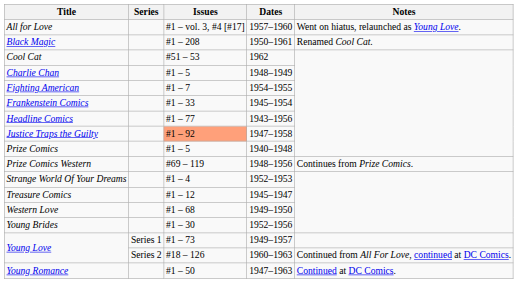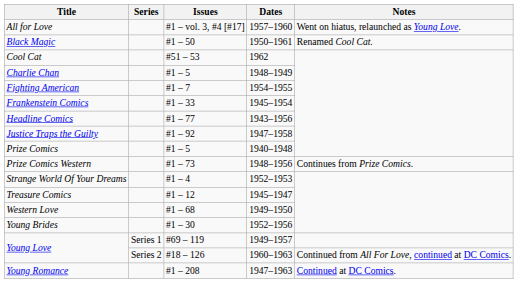(183, 42) #1 – 208 -> (180, 42) #1 – 50
(180, 133) lightsalmon background -> (180, 133) no background
(185, 164) #69 – 119 -> (180, 164) #1 – 73
(180, 240) #1 – 73 -> (185, 240) #69 – 119
(180, 270) #1 – 50 -> (183, 270) #1 – 208
